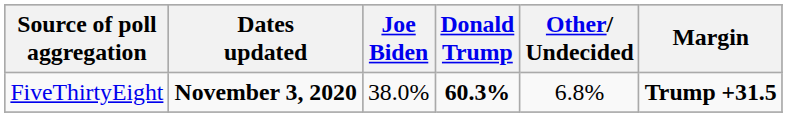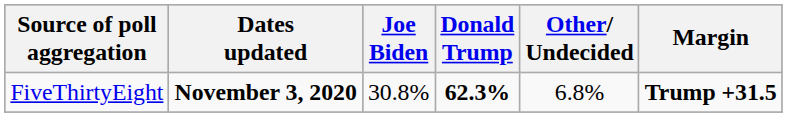(399, 91) 38.0% -> (399, 91) 30.8%
(477, 91) 60.3% -> (477, 91) 62.3%
